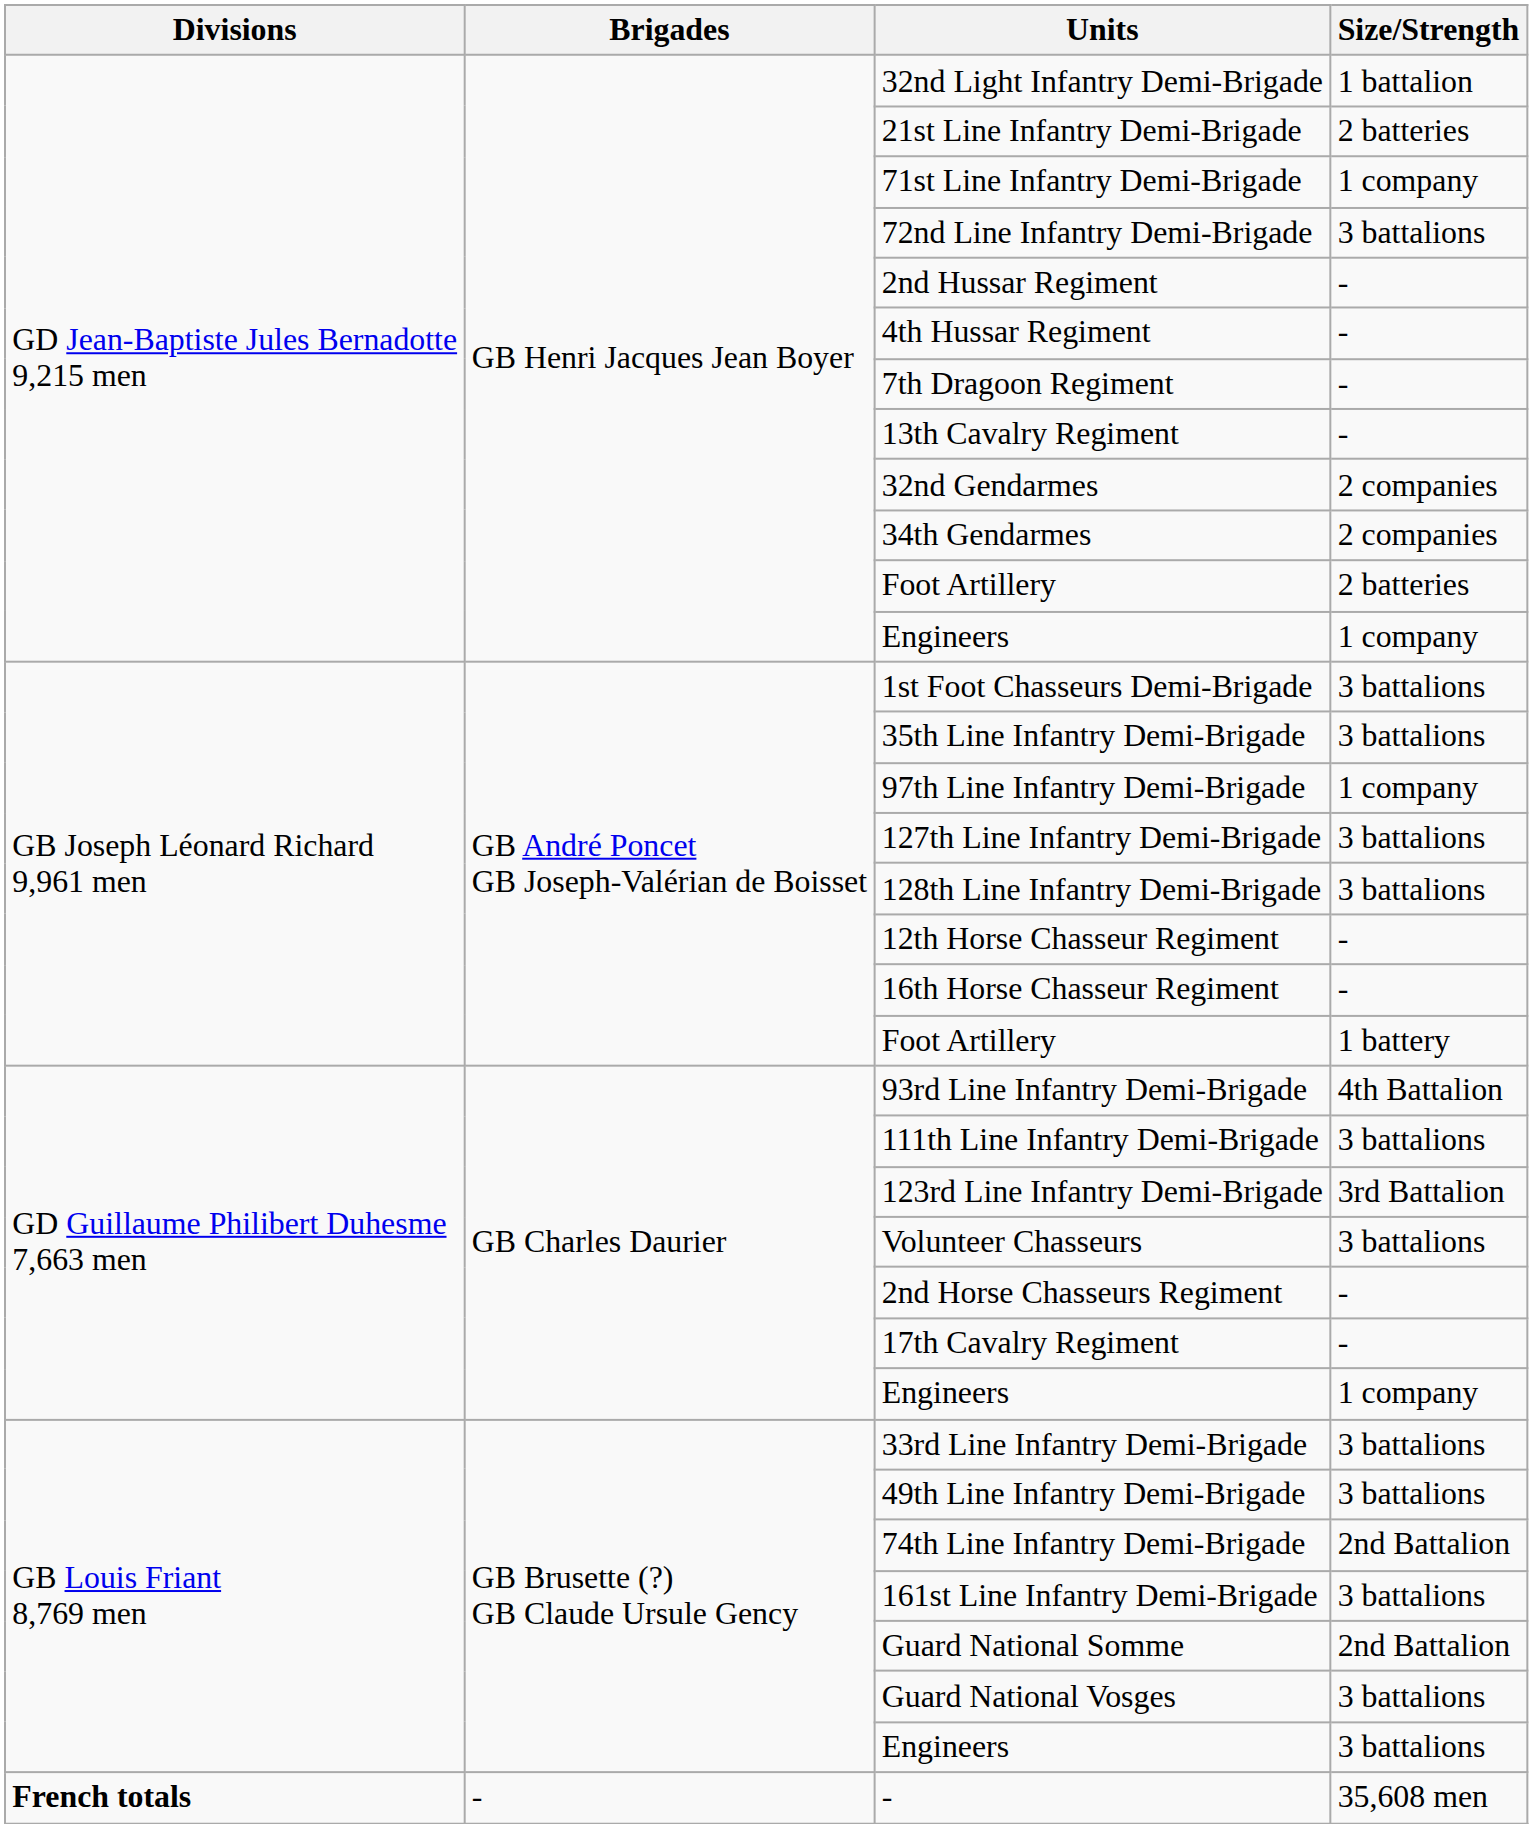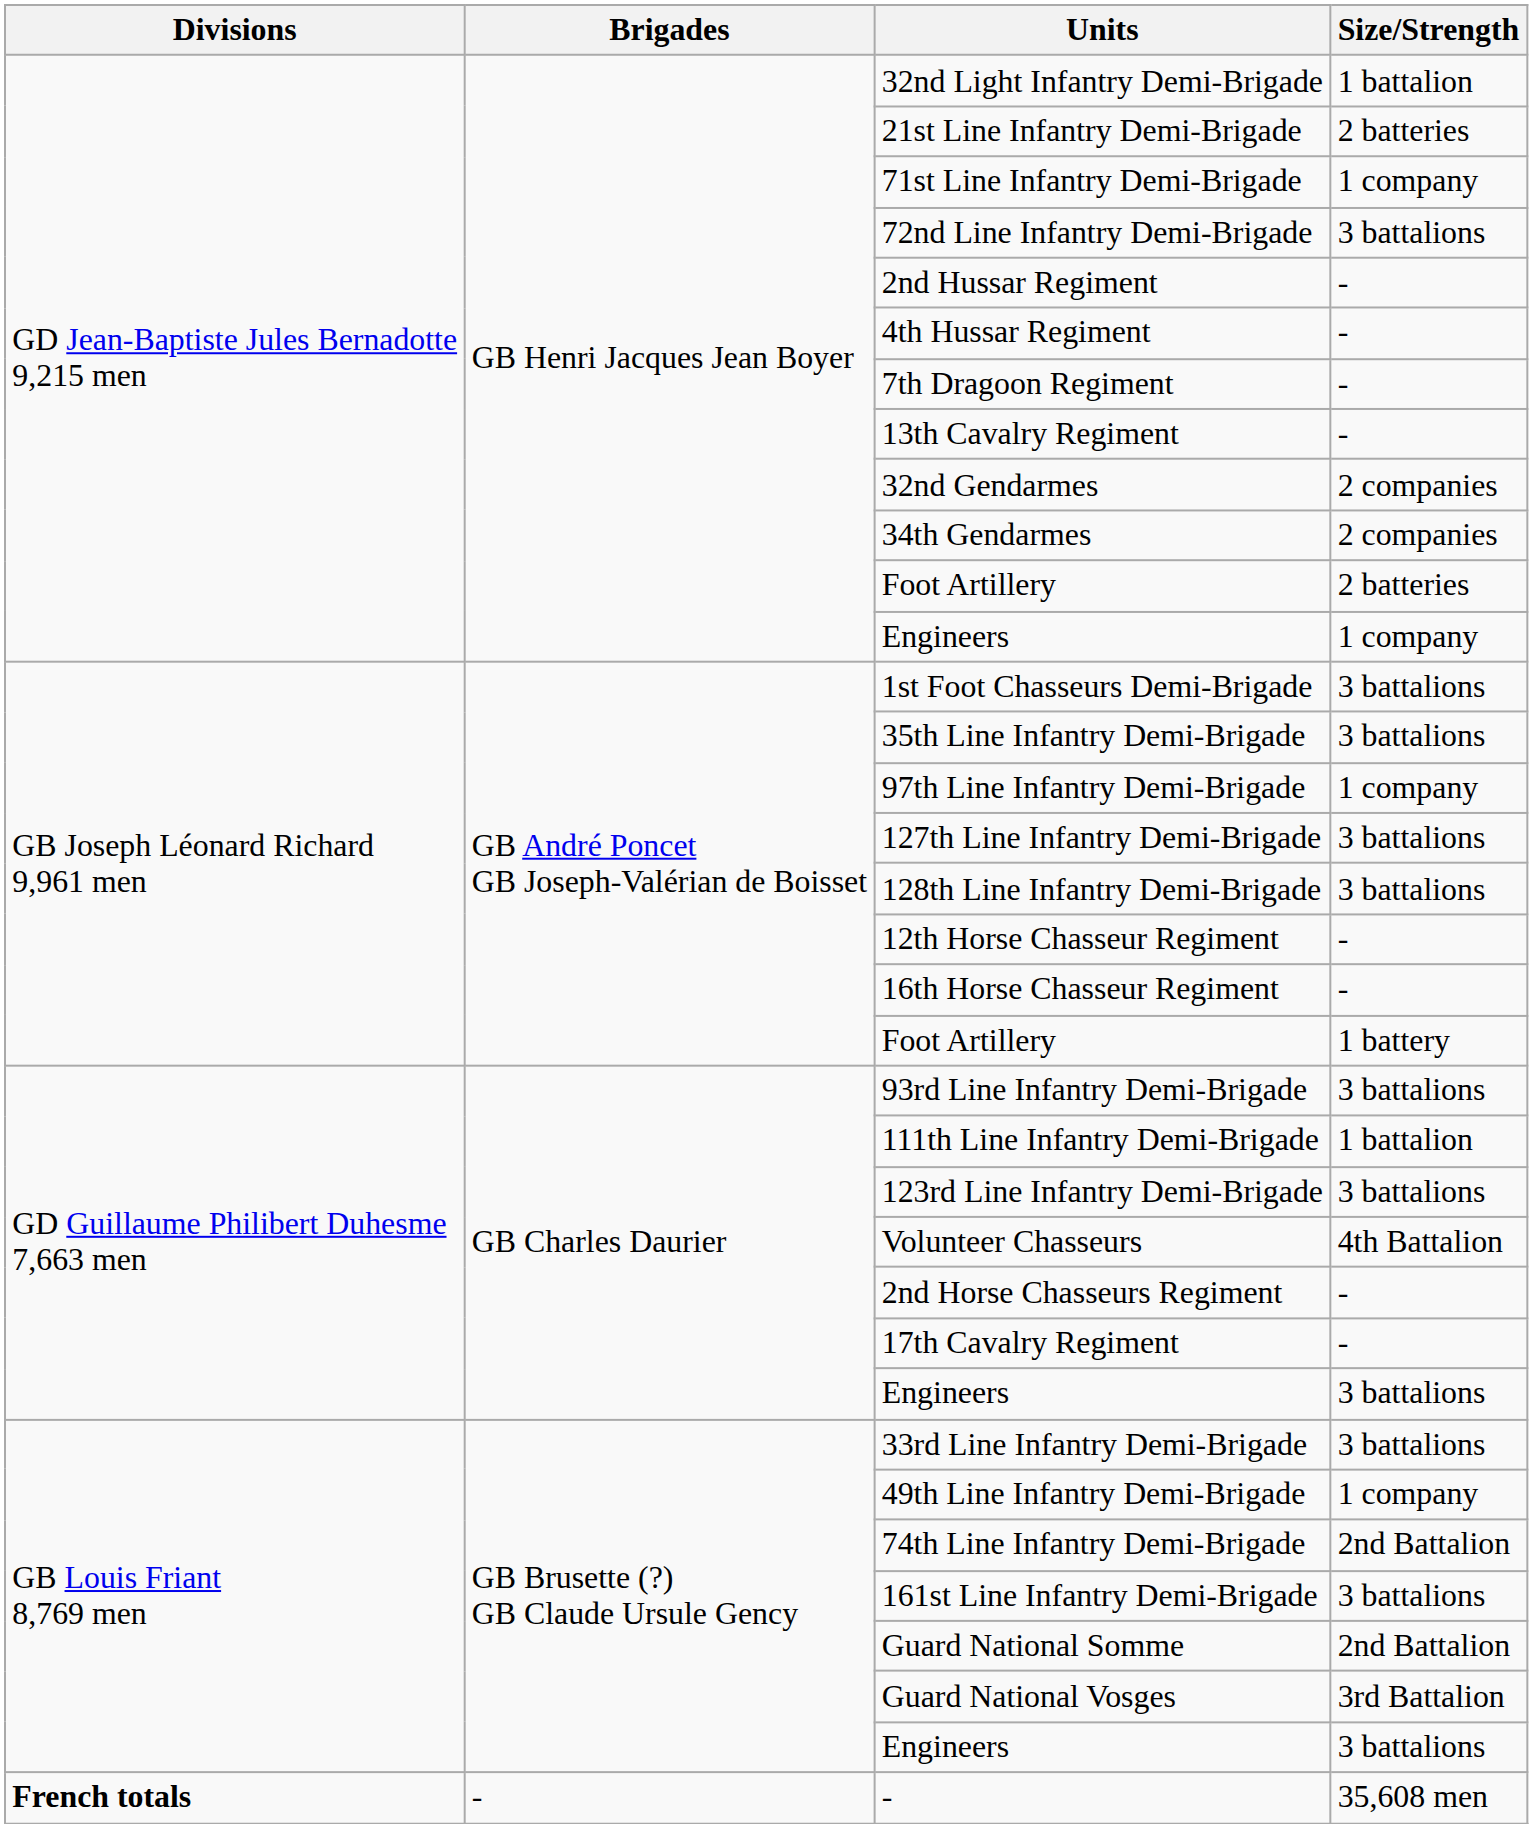(1420, 1090) 4th Battalion -> (1411, 1090) 3 battalions
(1411, 1140) 3 battalions -> (1405, 1140) 1 battalion
(1421, 1191) 3rd Battalion -> (1411, 1191) 3 battalions
(1411, 1241) 3 battalions -> (1420, 1241) 4th Battalion
(1408, 1393) 1 company -> (1411, 1393) 3 battalions
(1411, 1494) 3 battalions -> (1408, 1494) 1 company
(1411, 1696) 3 battalions -> (1421, 1696) 3rd Battalion
